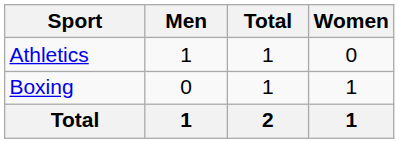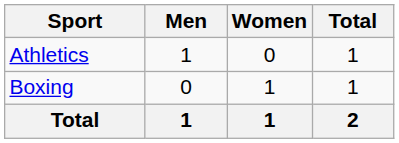columns swapped: (351, 21) <-> (268, 21)
